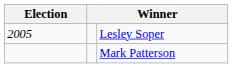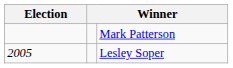rows swapped: (132, 33) <-> (137, 53)
